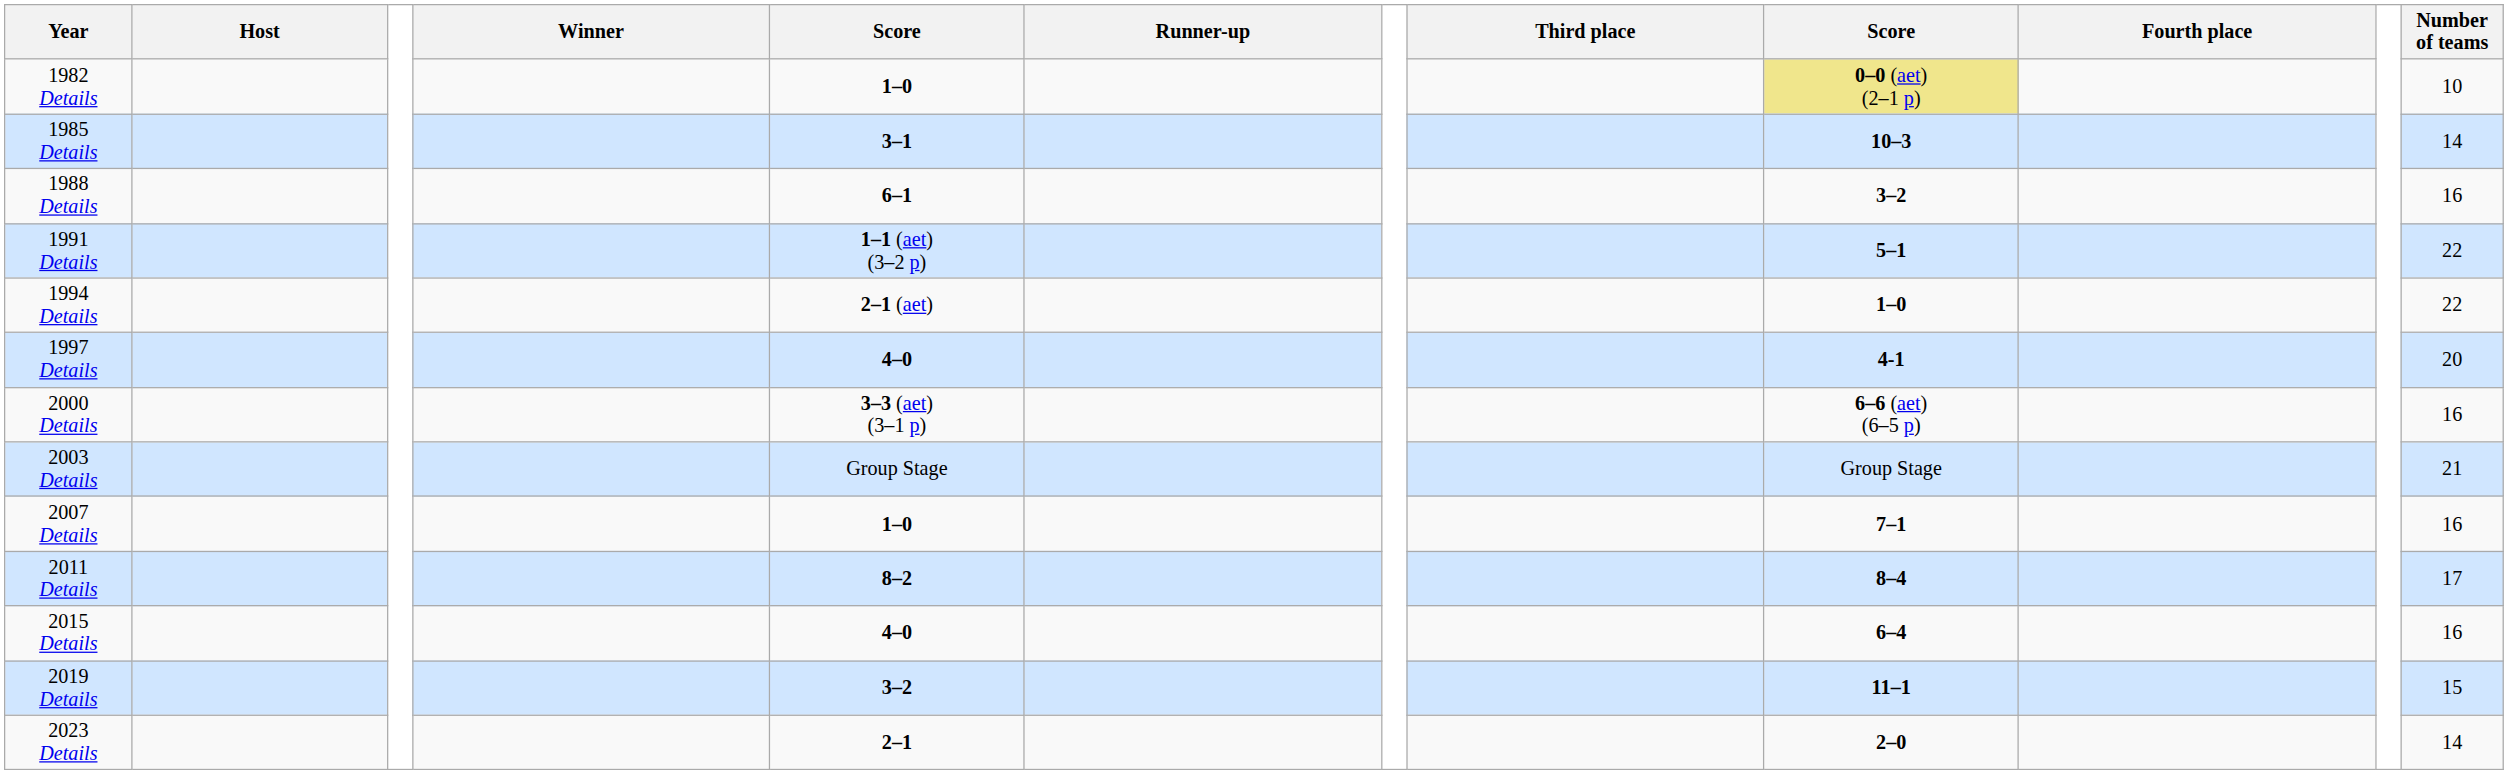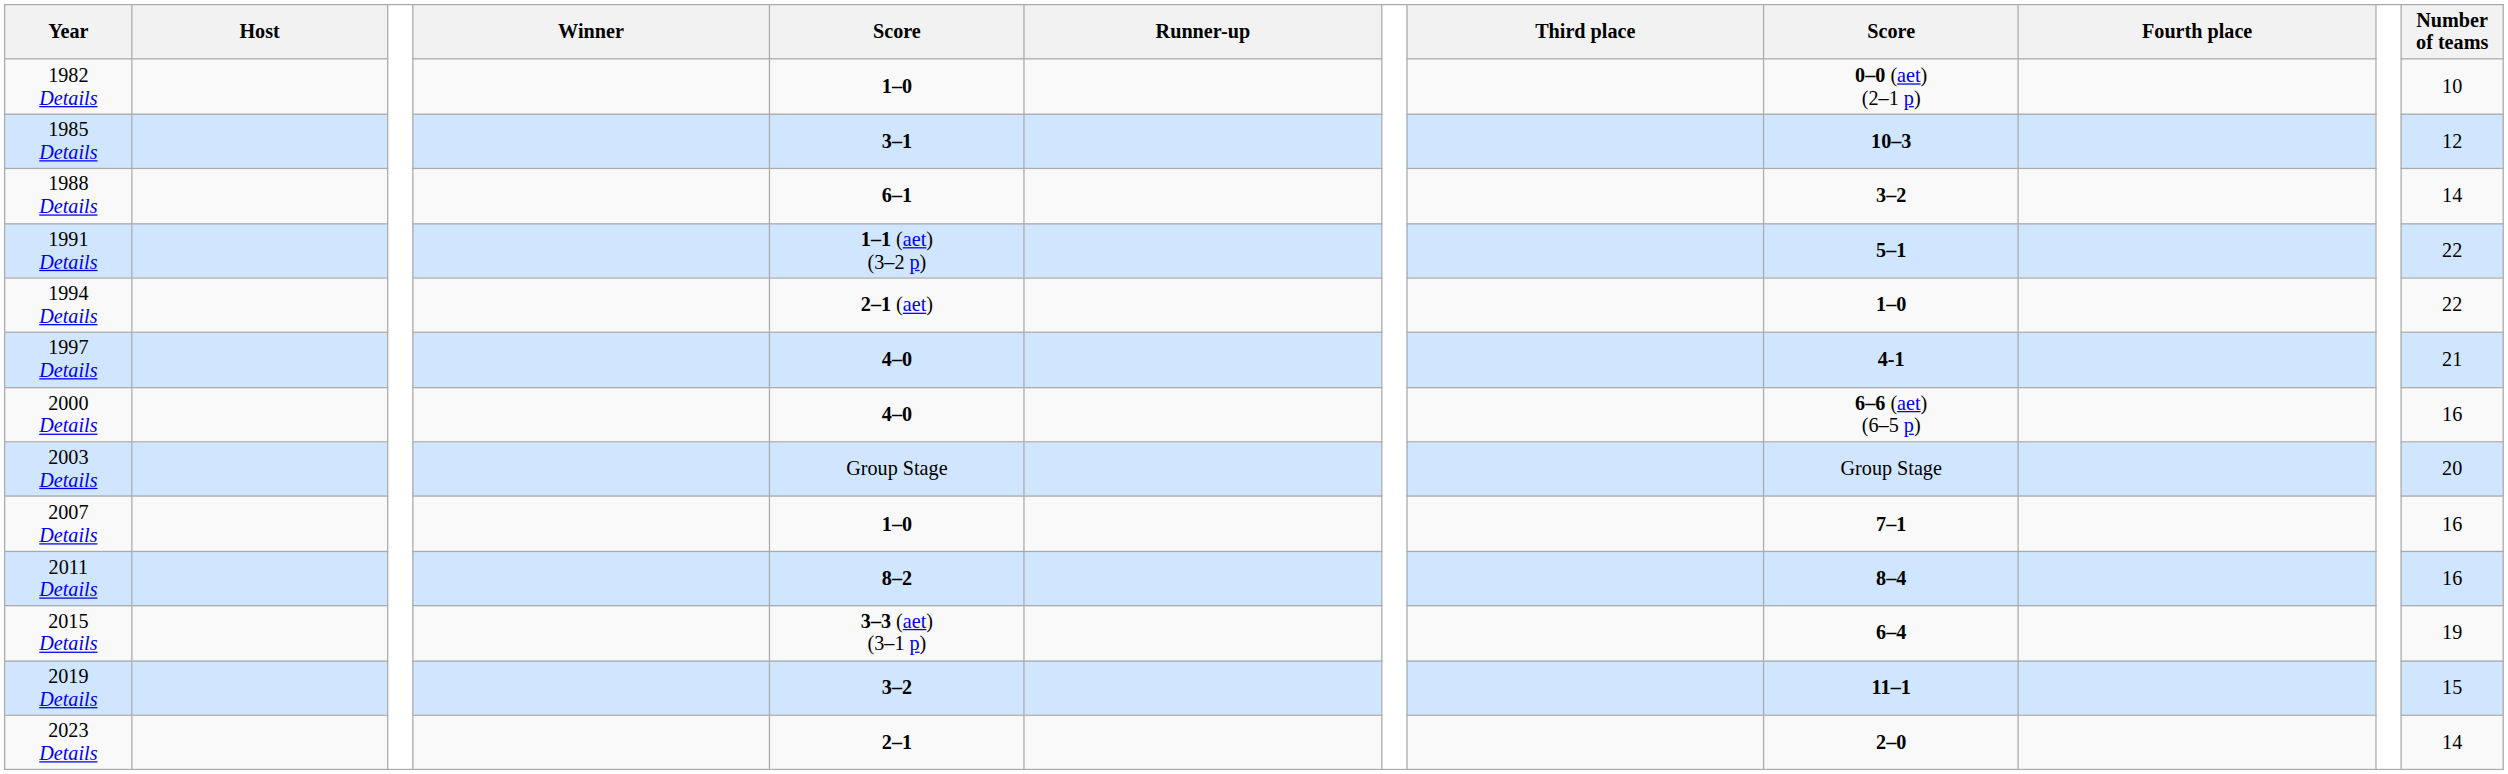(1891, 86) khaki background -> (1891, 86) no background
(2452, 141) 14 -> (2452, 141) 12
(2452, 195) 16 -> (2452, 195) 14
(2452, 359) 20 -> (2452, 359) 21
(897, 414) 3–3 (aet) (3–1 p) -> (897, 414) 4–0
(2452, 469) 21 -> (2452, 469) 20
(2452, 578) 17 -> (2452, 578) 16
(897, 633) 4–0 -> (897, 633) 3–3 (aet) (3–1 p)
(2452, 633) 16 -> (2452, 633) 19
